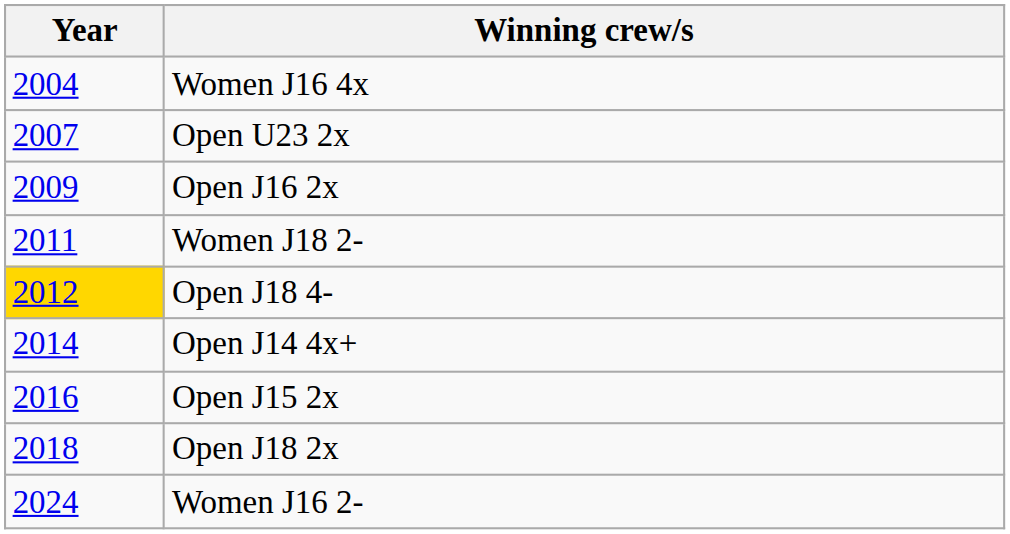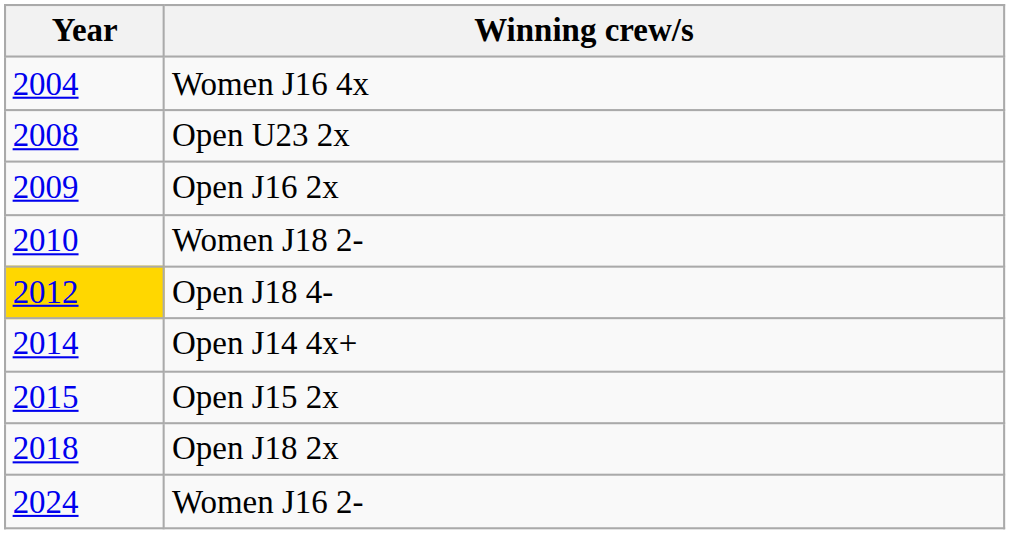(46, 135) 2007 -> (46, 135) 2008
(45, 239) 2011 -> (46, 239) 2010
(46, 396) 2016 -> (46, 396) 2015
